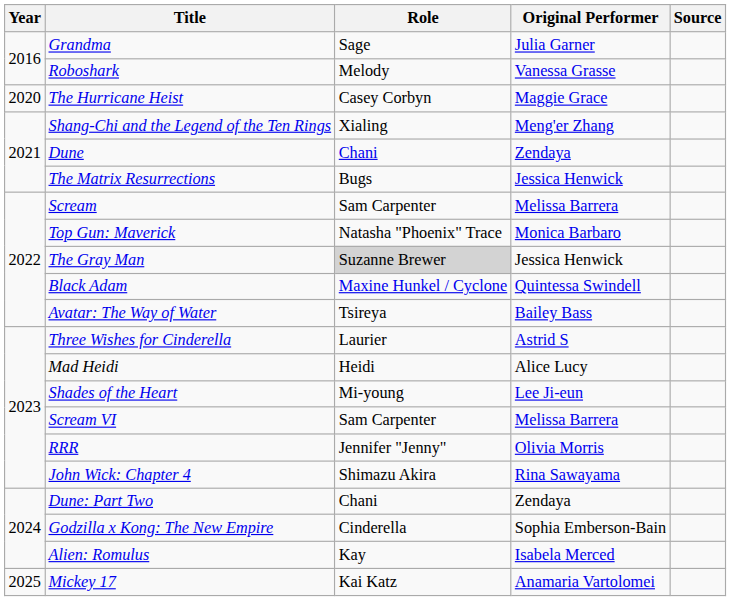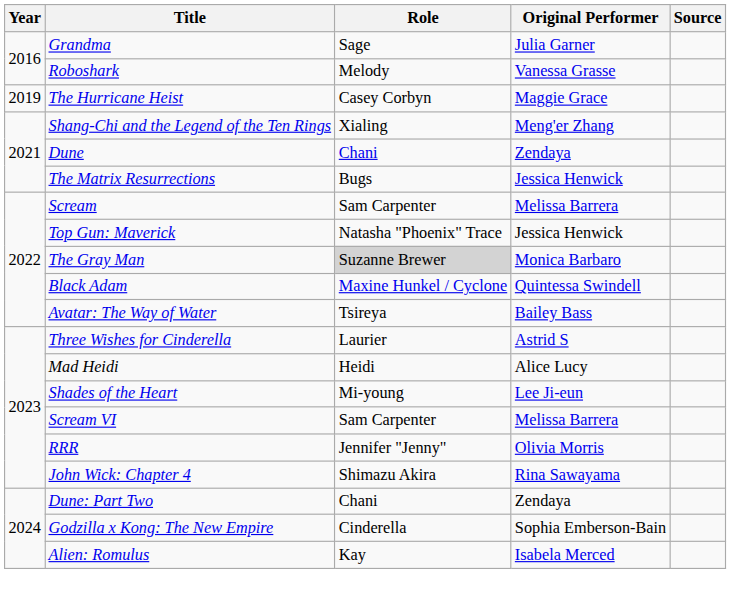(25, 98) 2020 -> (25, 98) 2019
(568, 233) Monica Barbaro -> (569, 233) Jessica Henwick
(569, 259) Jessica Henwick -> (568, 259) Monica Barbaro
- row: (82, 581)
